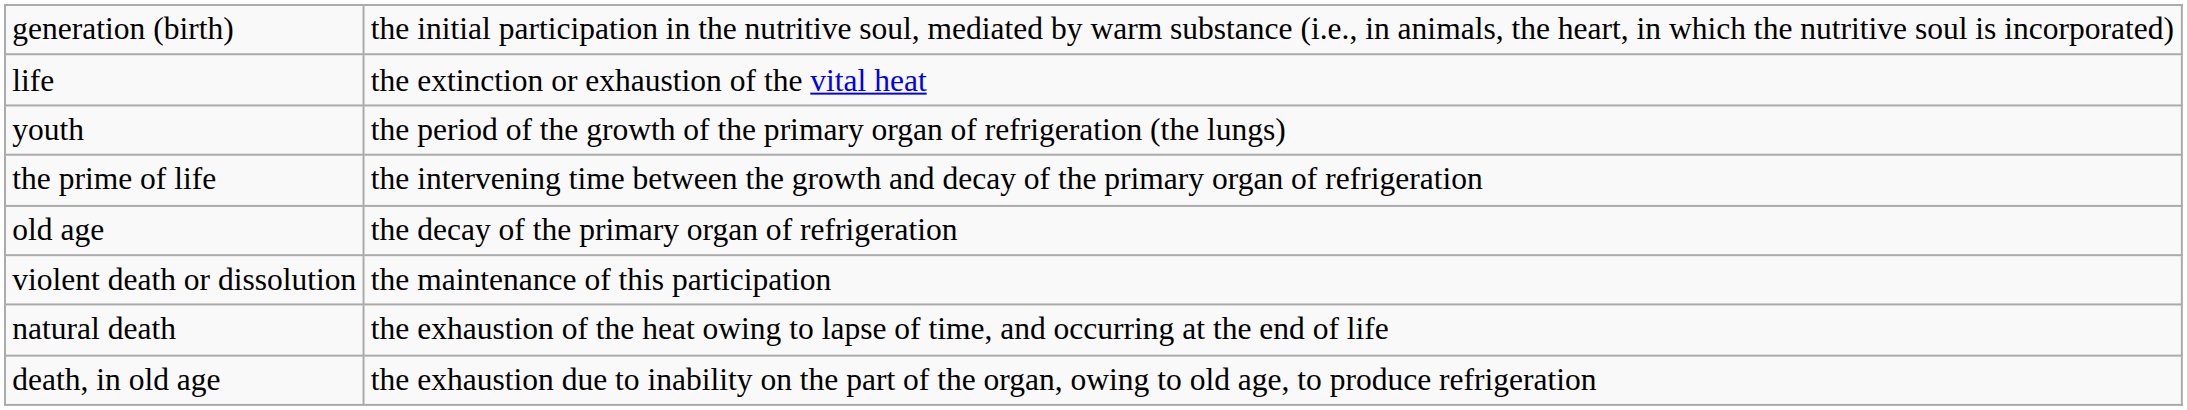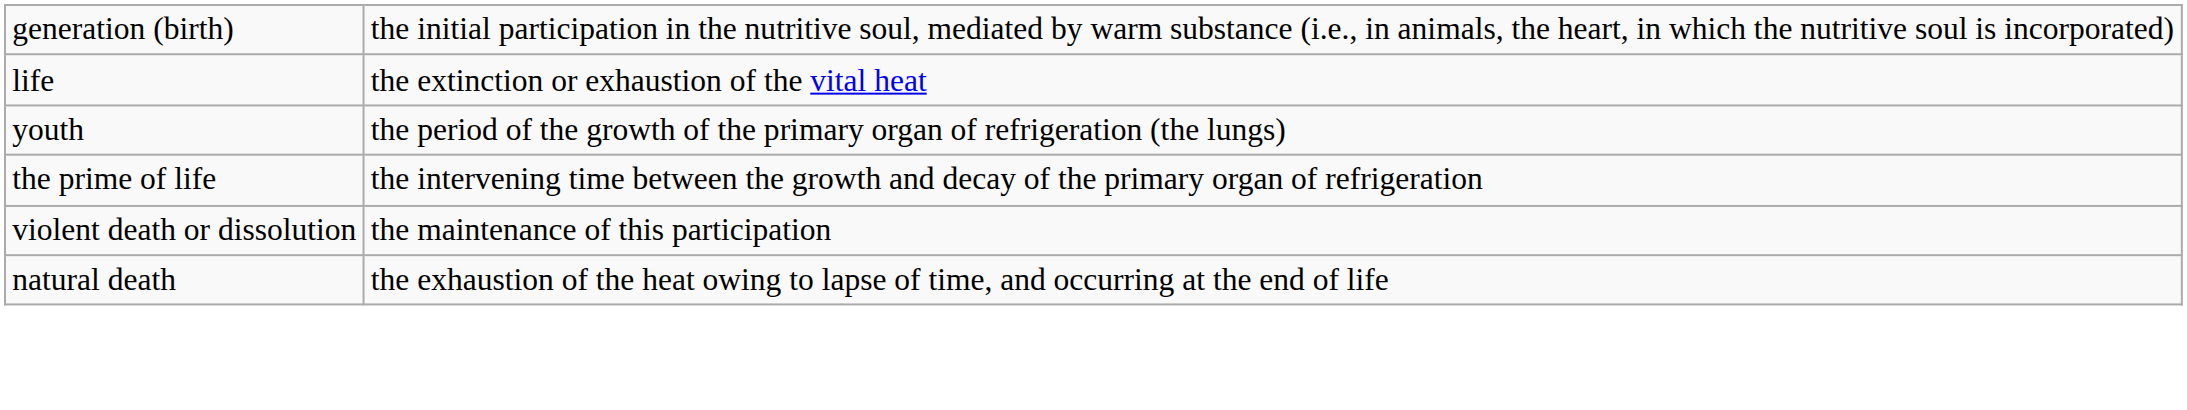- row: (58, 229)
- row: (116, 379)
